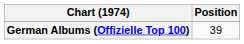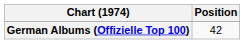(216, 30) 39 -> (216, 30) 42
